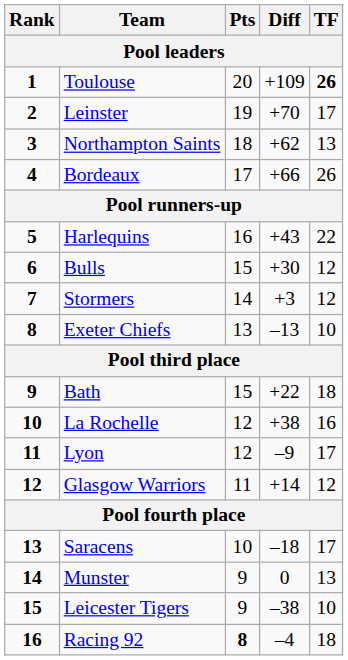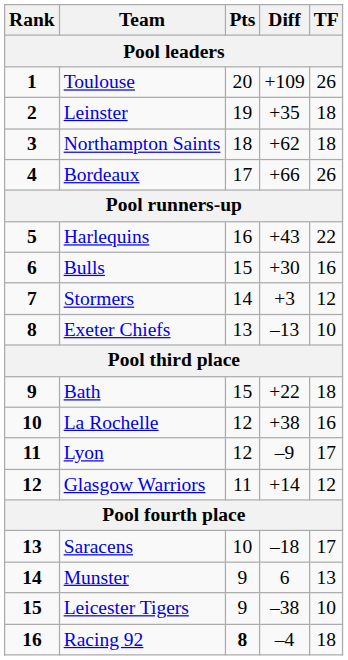(326, 81) bold -> (326, 81) normal
(285, 112) +70 -> (285, 112) +35
(326, 112) 17 -> (326, 112) 18
(326, 143) 13 -> (326, 143) 18
(326, 267) 12 -> (326, 267) 16
(285, 577) 0 -> (285, 577) 6
